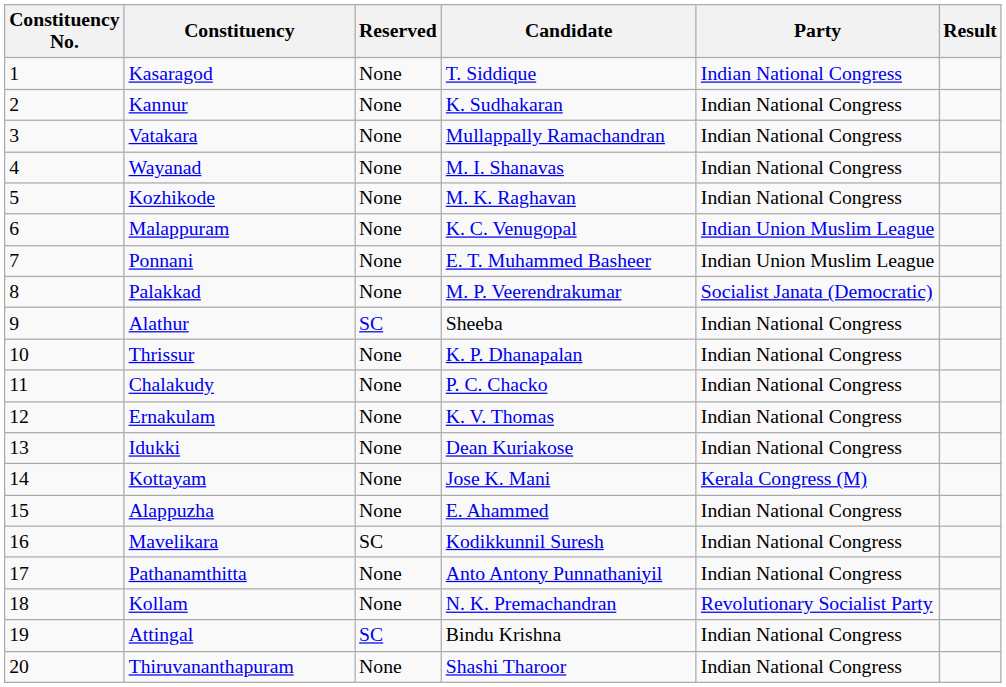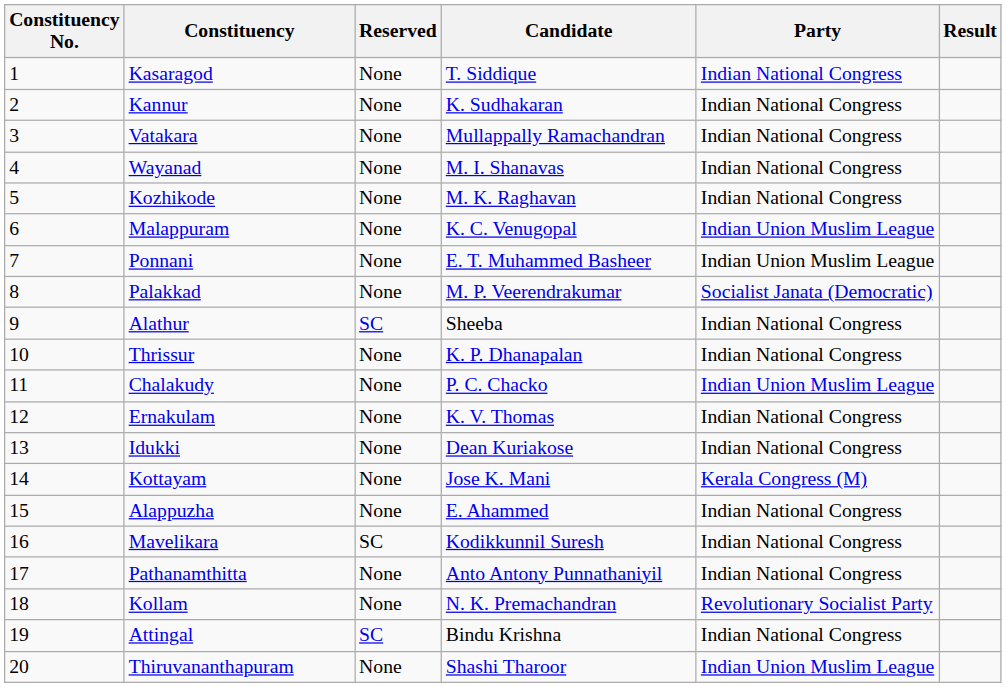(801, 385) Indian National Congress -> (818, 385) Indian Union Muslim League
(801, 666) Indian National Congress -> (818, 666) Indian Union Muslim League
